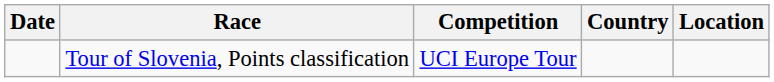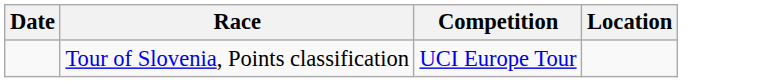- column: (628, 22)
